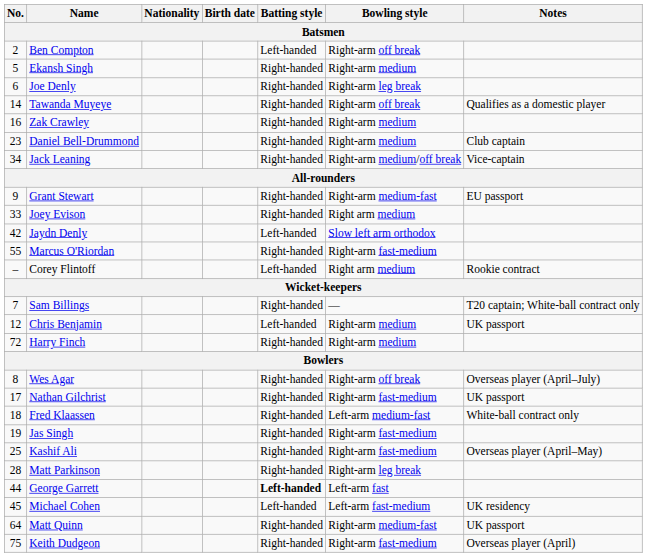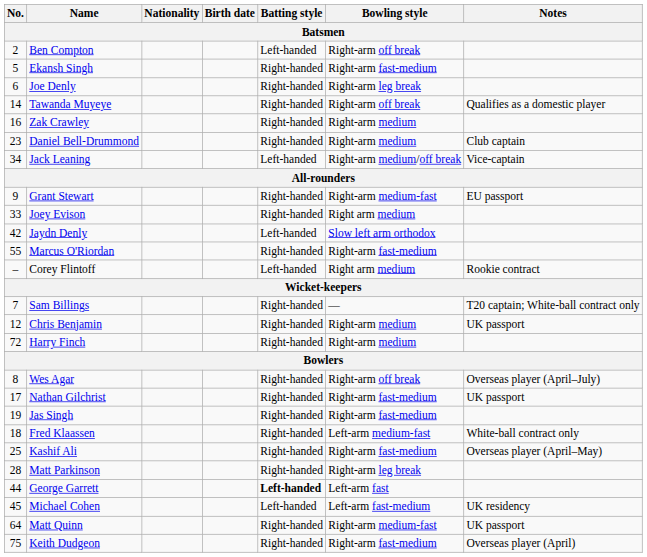(372, 68) Right-arm medium -> (383, 68) Right-arm fast-medium
(292, 159) Right-handed -> (288, 159) Left-handed
(288, 324) Left-handed -> (292, 324) Right-handed
rows swapped: (62, 415) <-> (51, 433)
